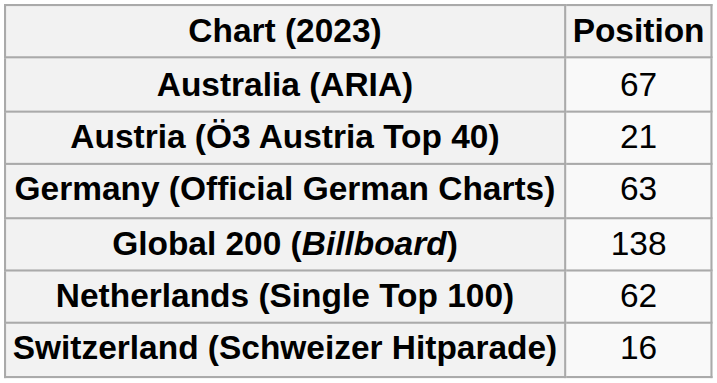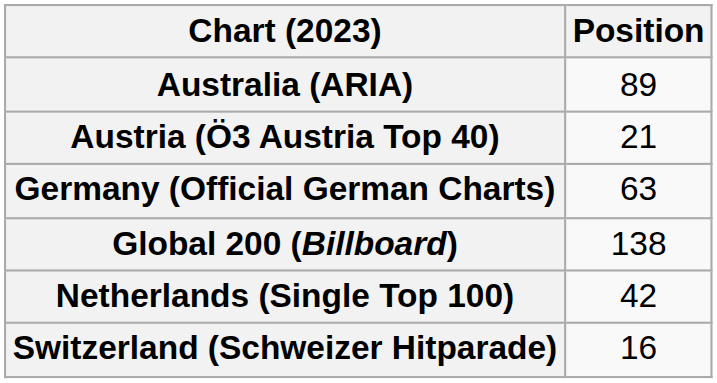(639, 84) 67 -> (639, 84) 89
(639, 296) 62 -> (639, 296) 42
